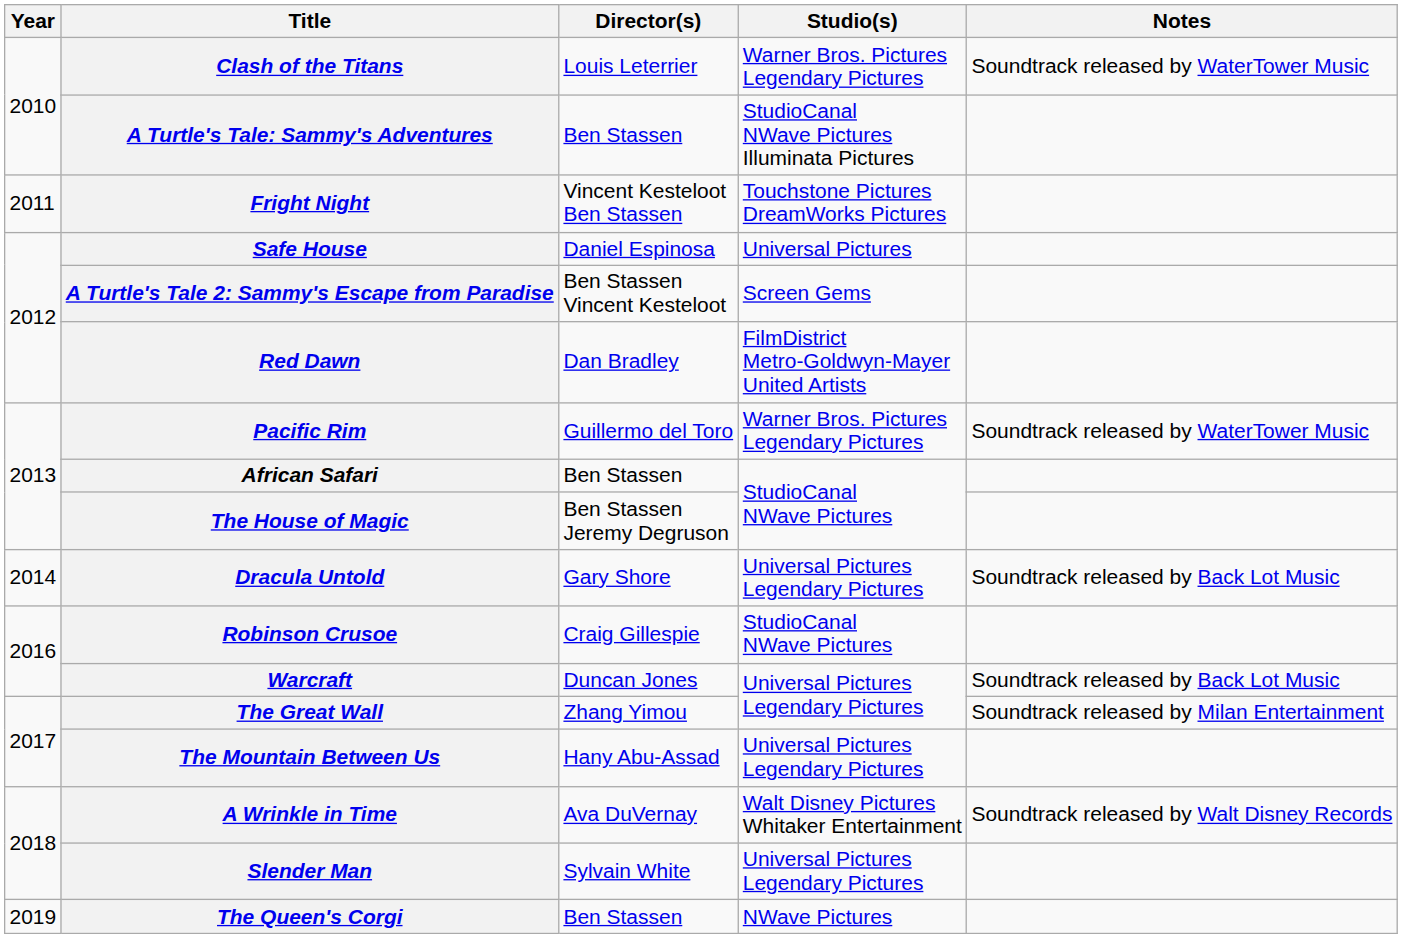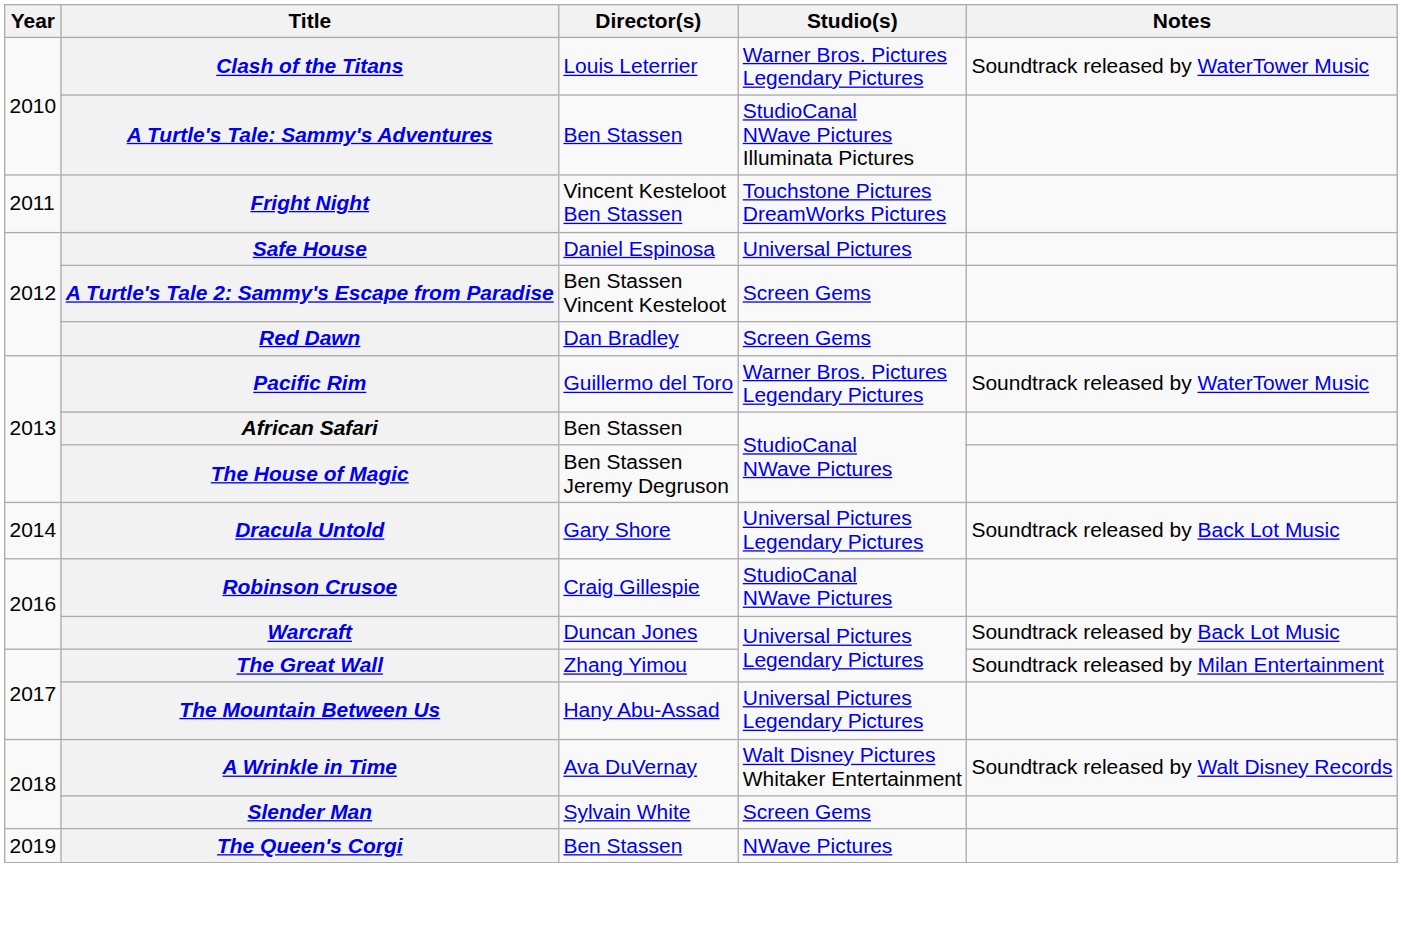(846, 362) FilmDistrict Metro-Goldwyn-Mayer United Artists -> (807, 338) Screen Gems
(833, 871) Universal Pictures Legendary Pictures -> (807, 812) Screen Gems
